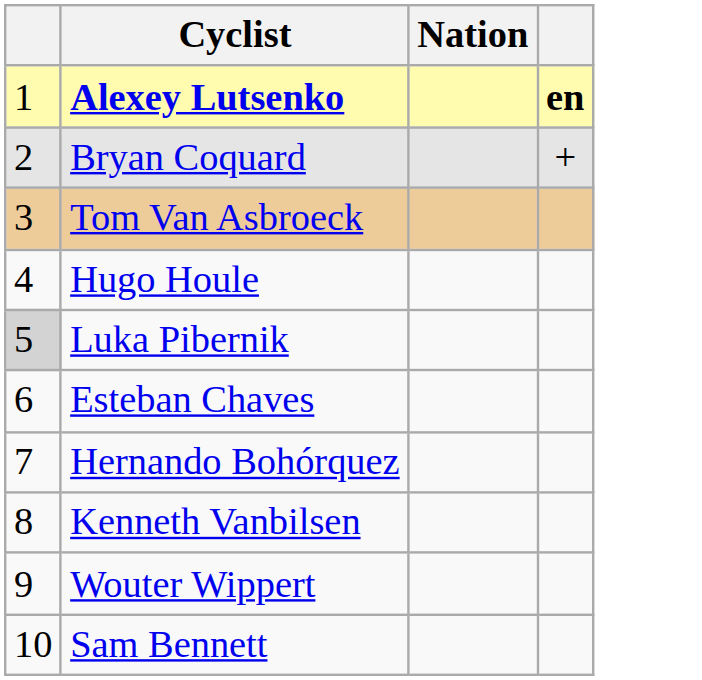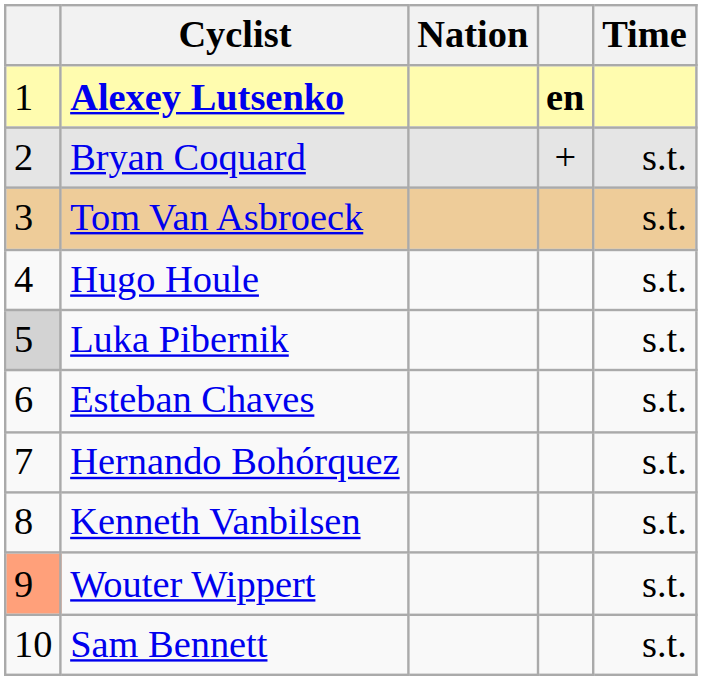+ column: (644, 34)
(24, 583) no background -> (24, 583) lightsalmon background
